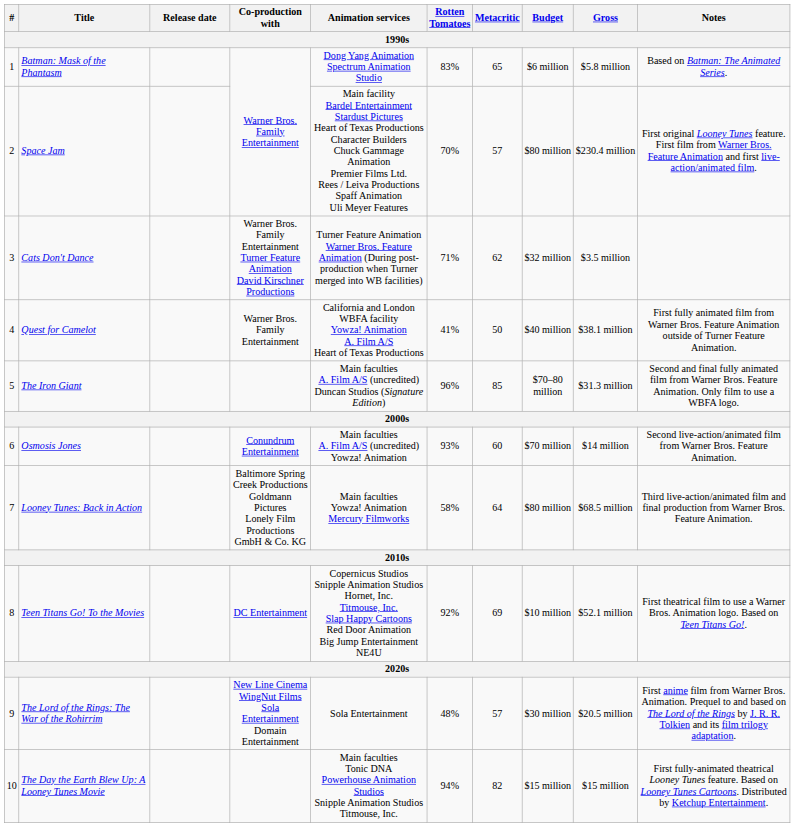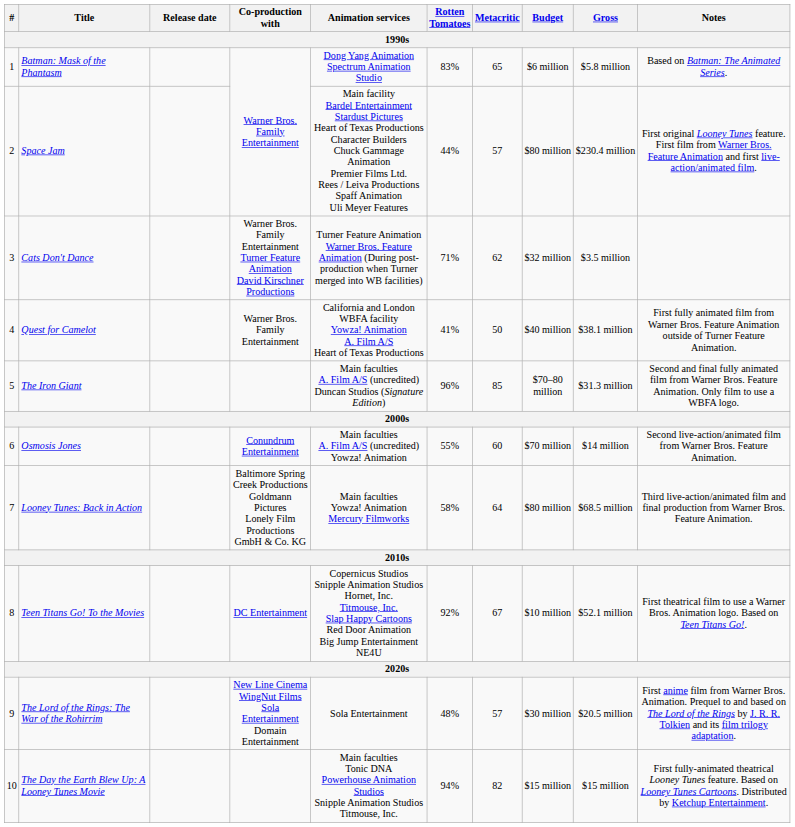(450, 151) 70% -> (450, 151) 44%
(450, 446) 93% -> (450, 446) 55%
(497, 613) 69 -> (497, 613) 67
